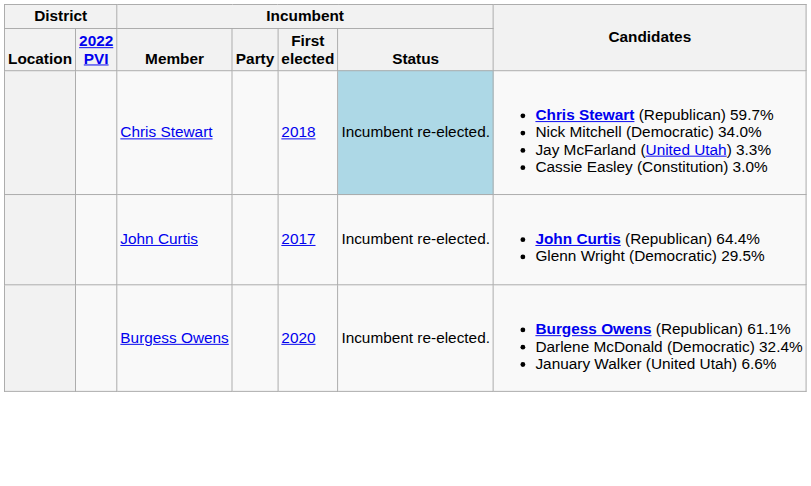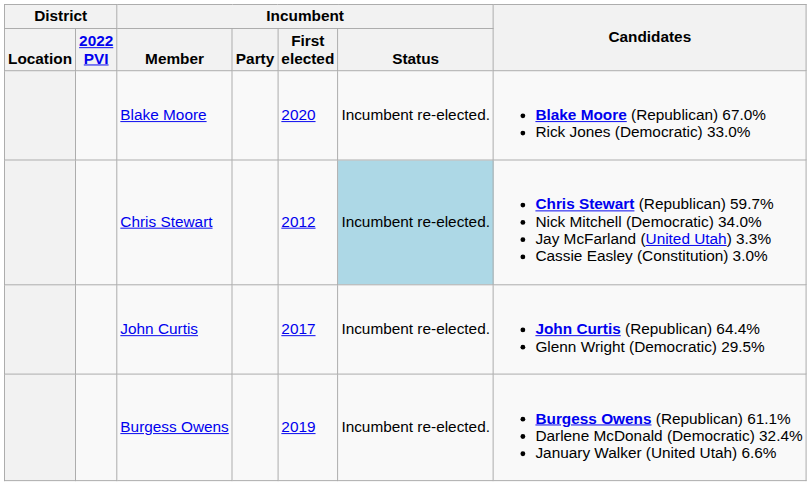+ row: (163, 115)
(298, 132) 2018 -> (298, 222) 2012
(298, 337) 2020 -> (298, 427) 2019
